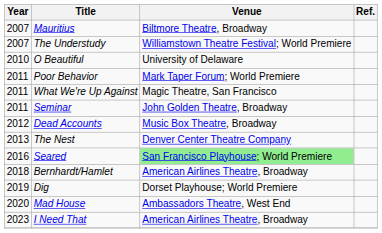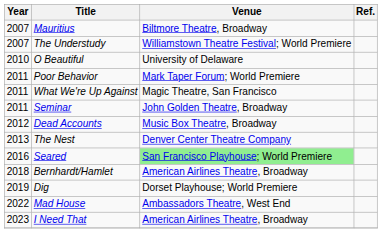(18, 204) 2020 -> (18, 204) 2022
